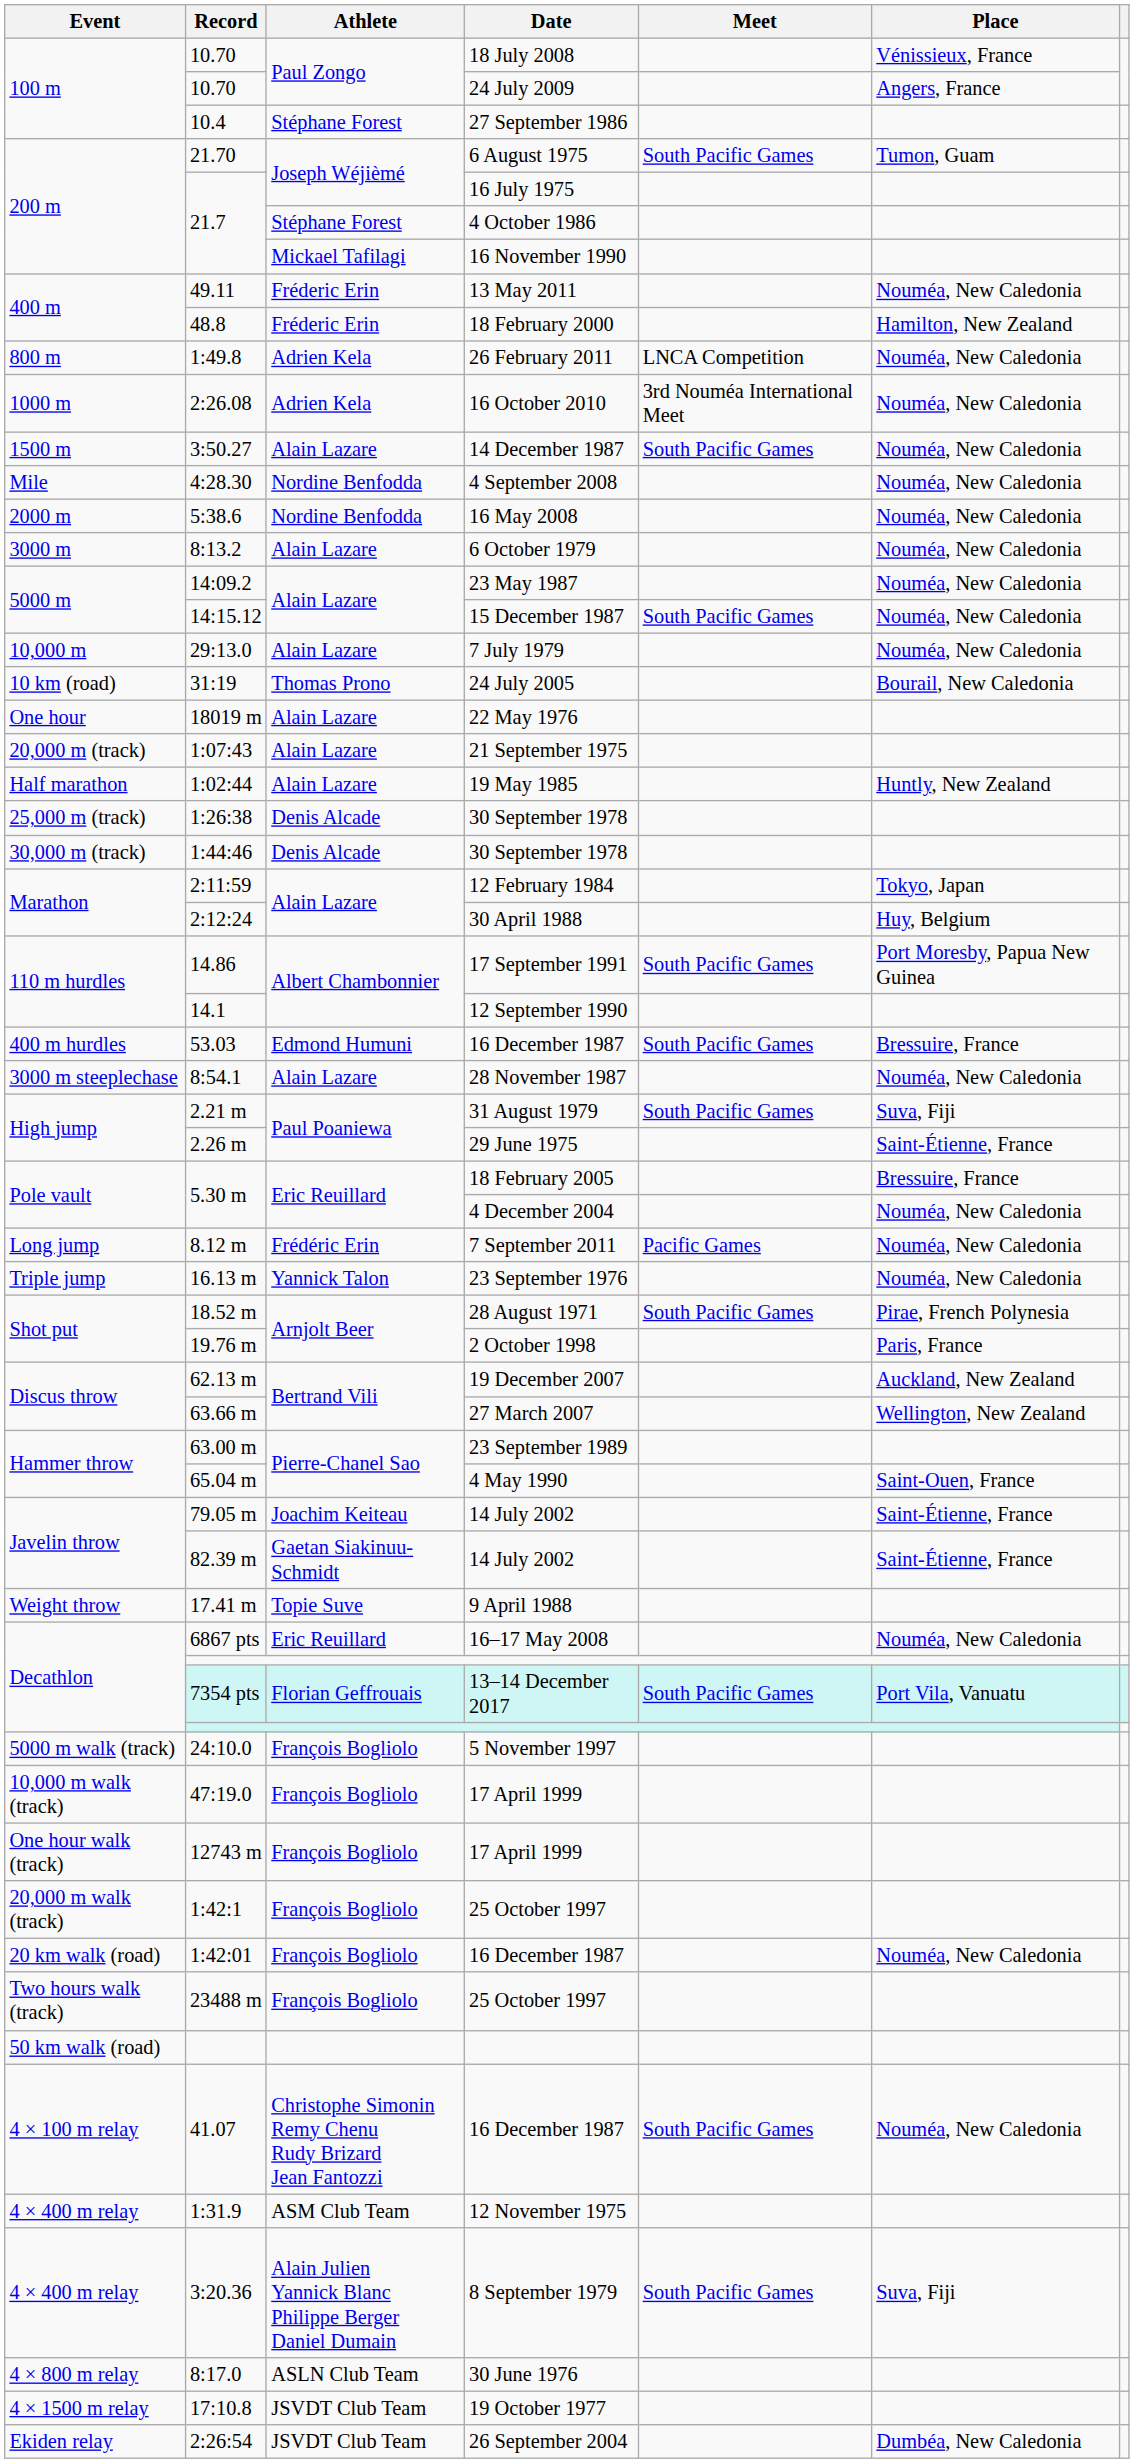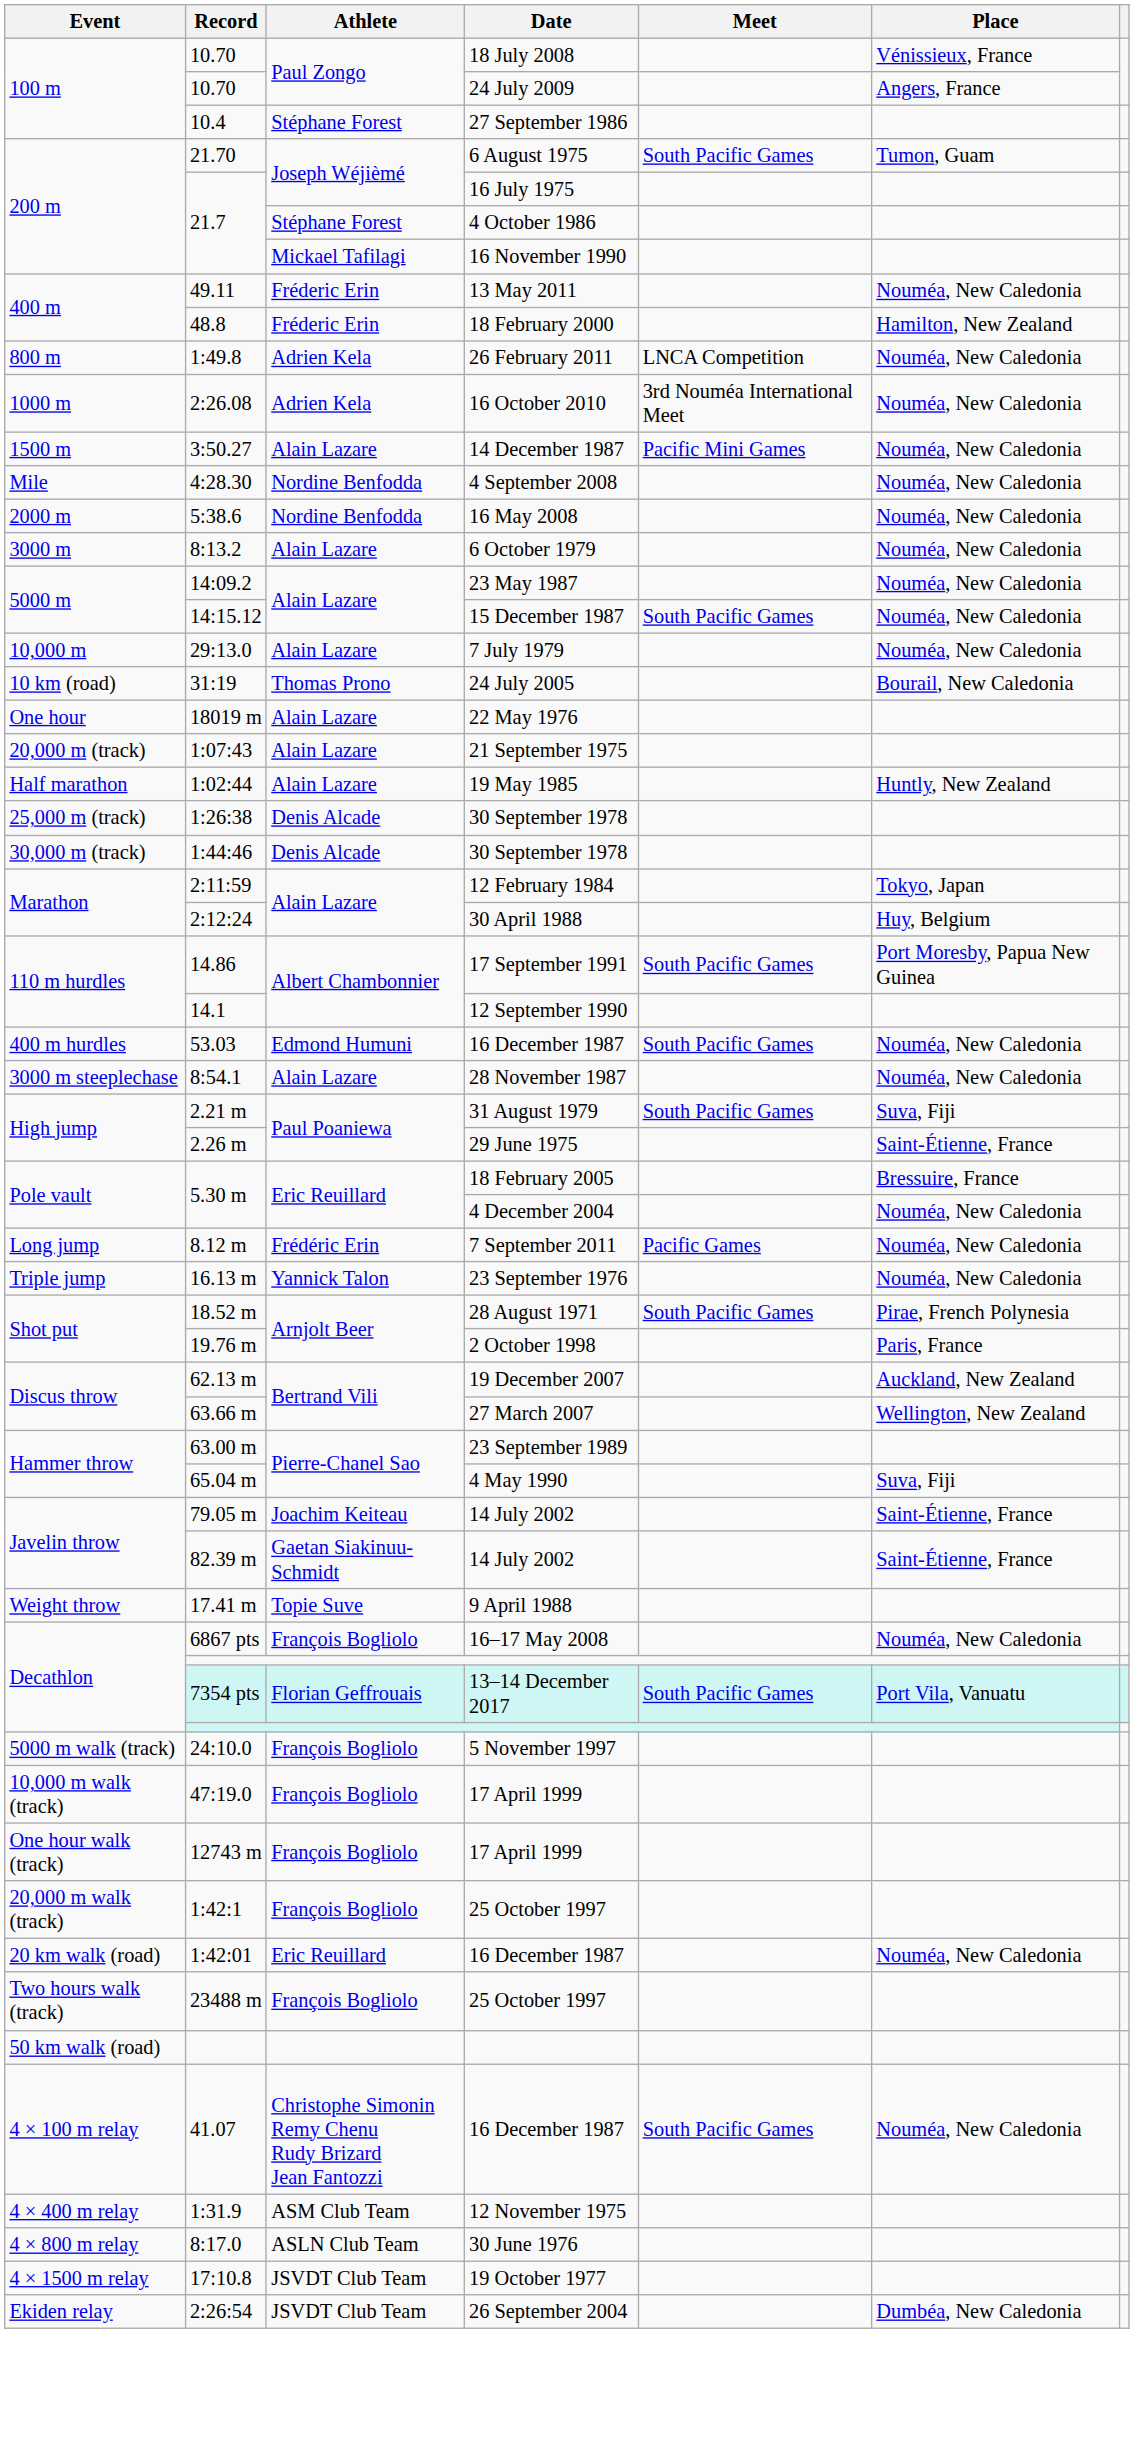(728, 448) South Pacific Games -> (724, 448) Pacific Mini Games
(947, 1043) Bressuire, France -> (979, 1043) Nouméa, New Caledonia
(955, 1480) Saint-Ouen, France -> (916, 1480) Suva, Fiji
(329, 1638) Eric Reuillard -> (344, 1638) François Bogliolo
(344, 1955) François Bogliolo -> (329, 1955) Eric Reuillard
- row: (221, 2292)
